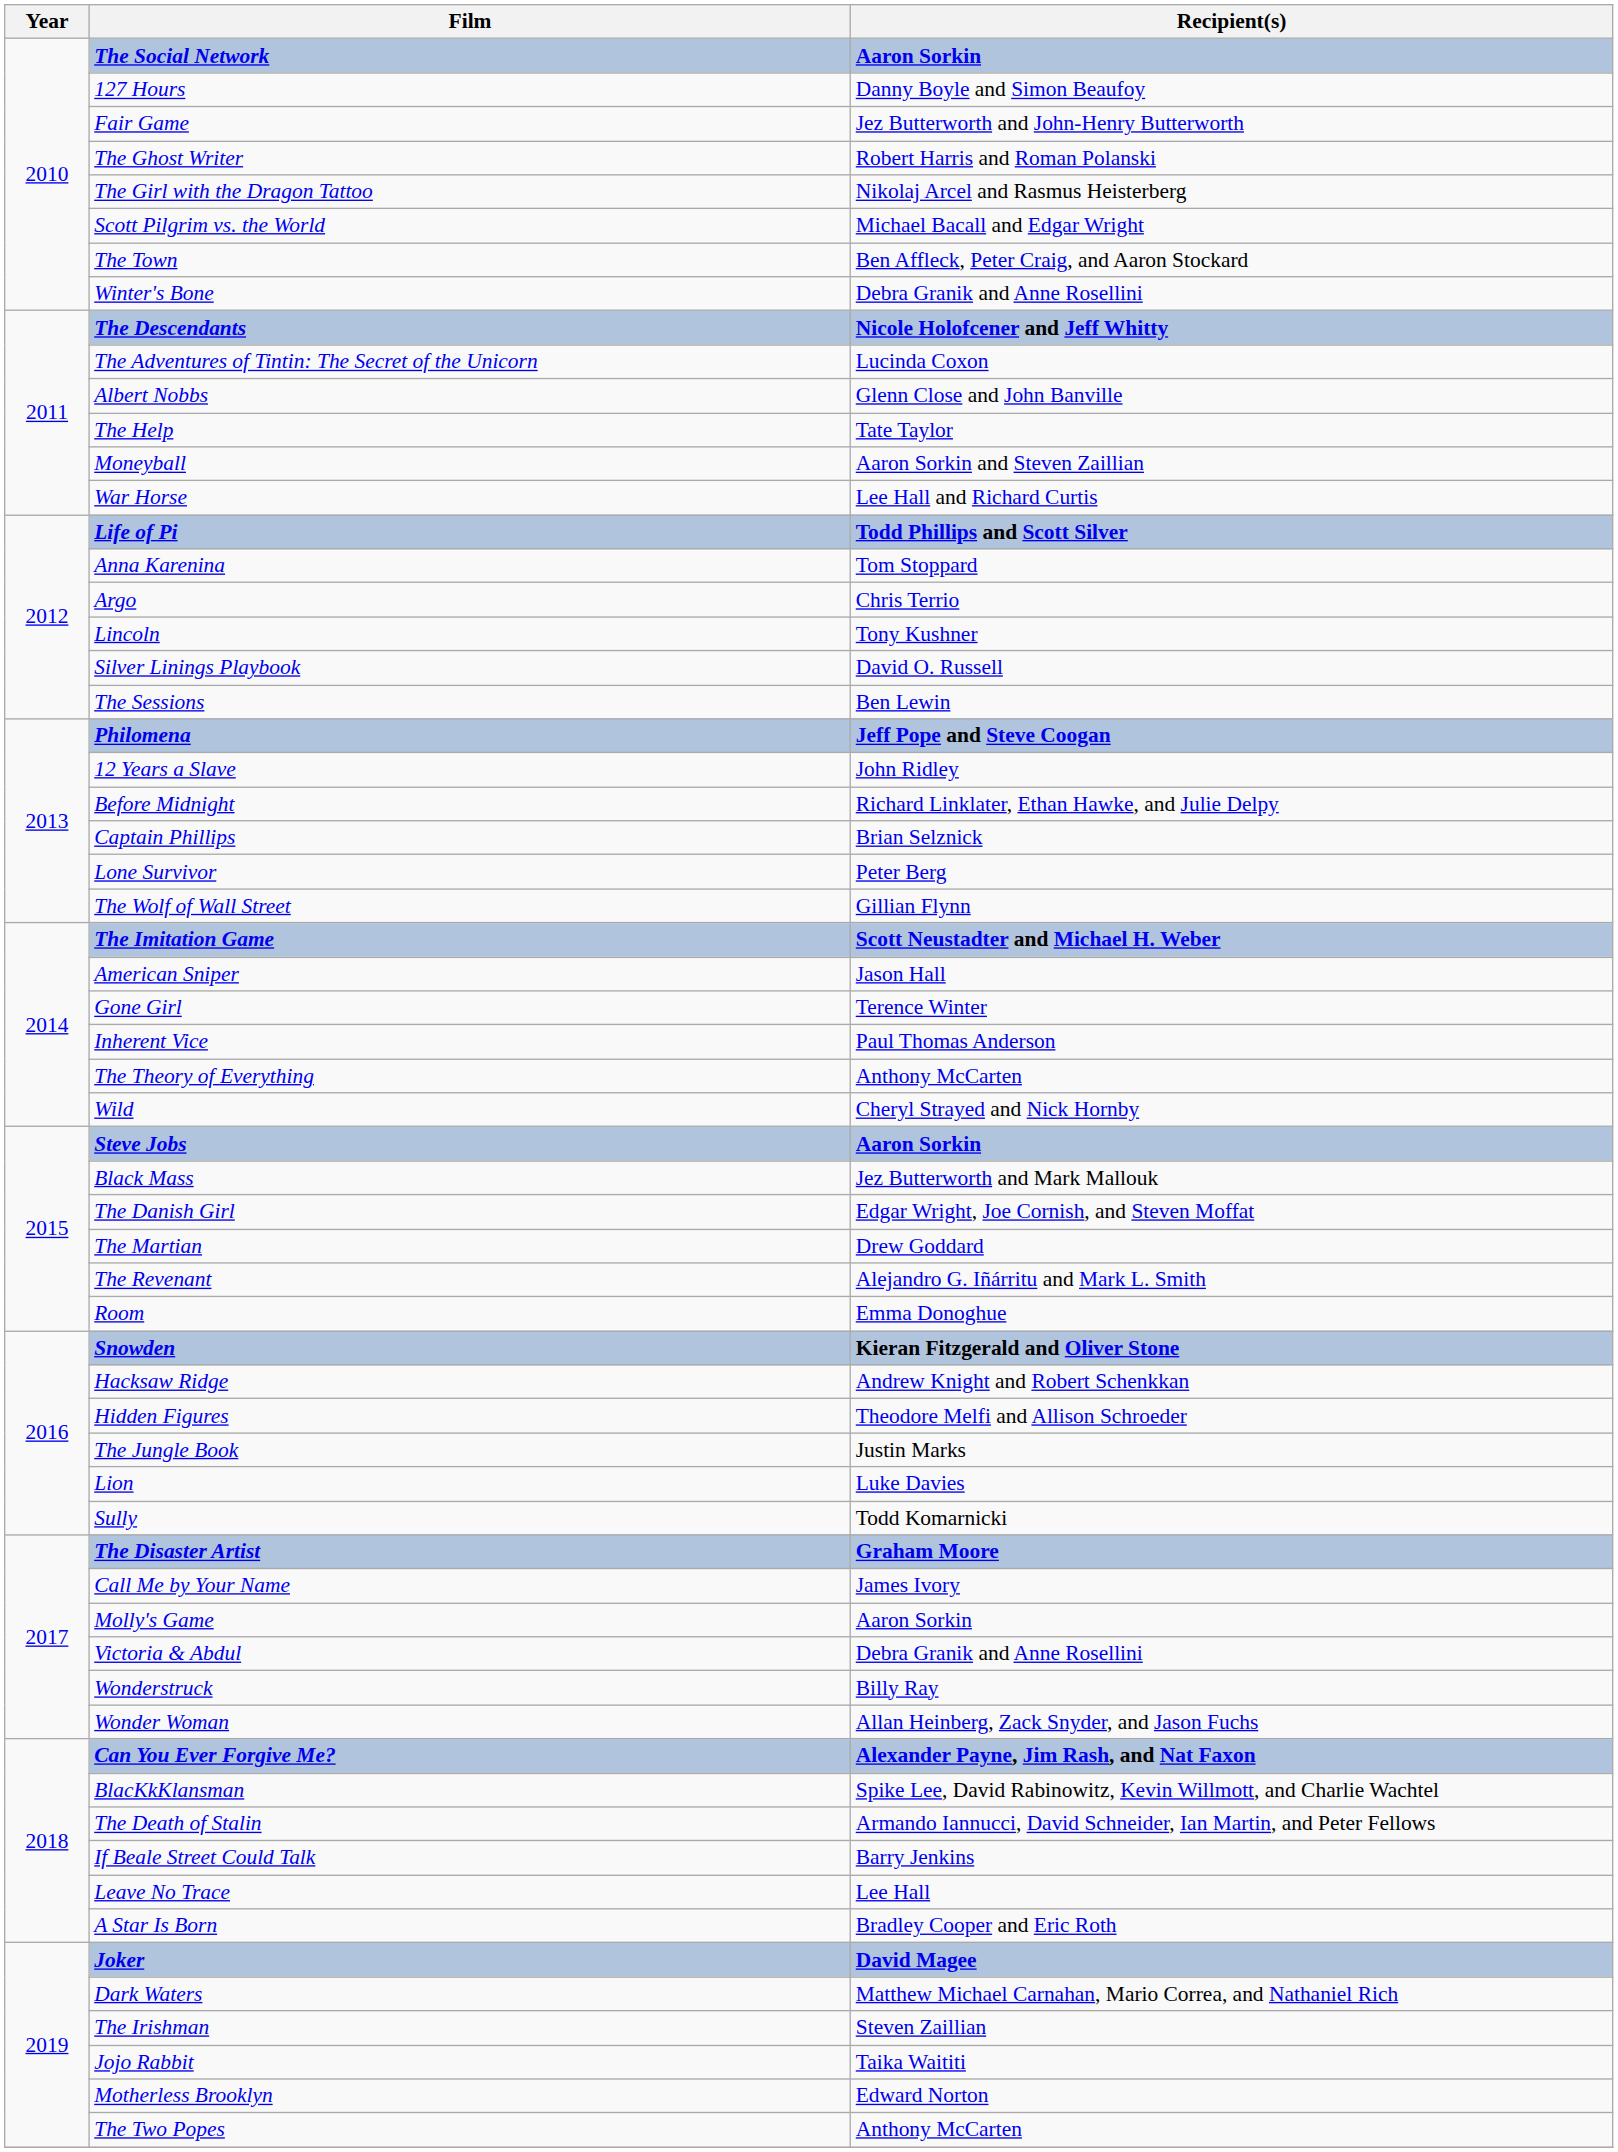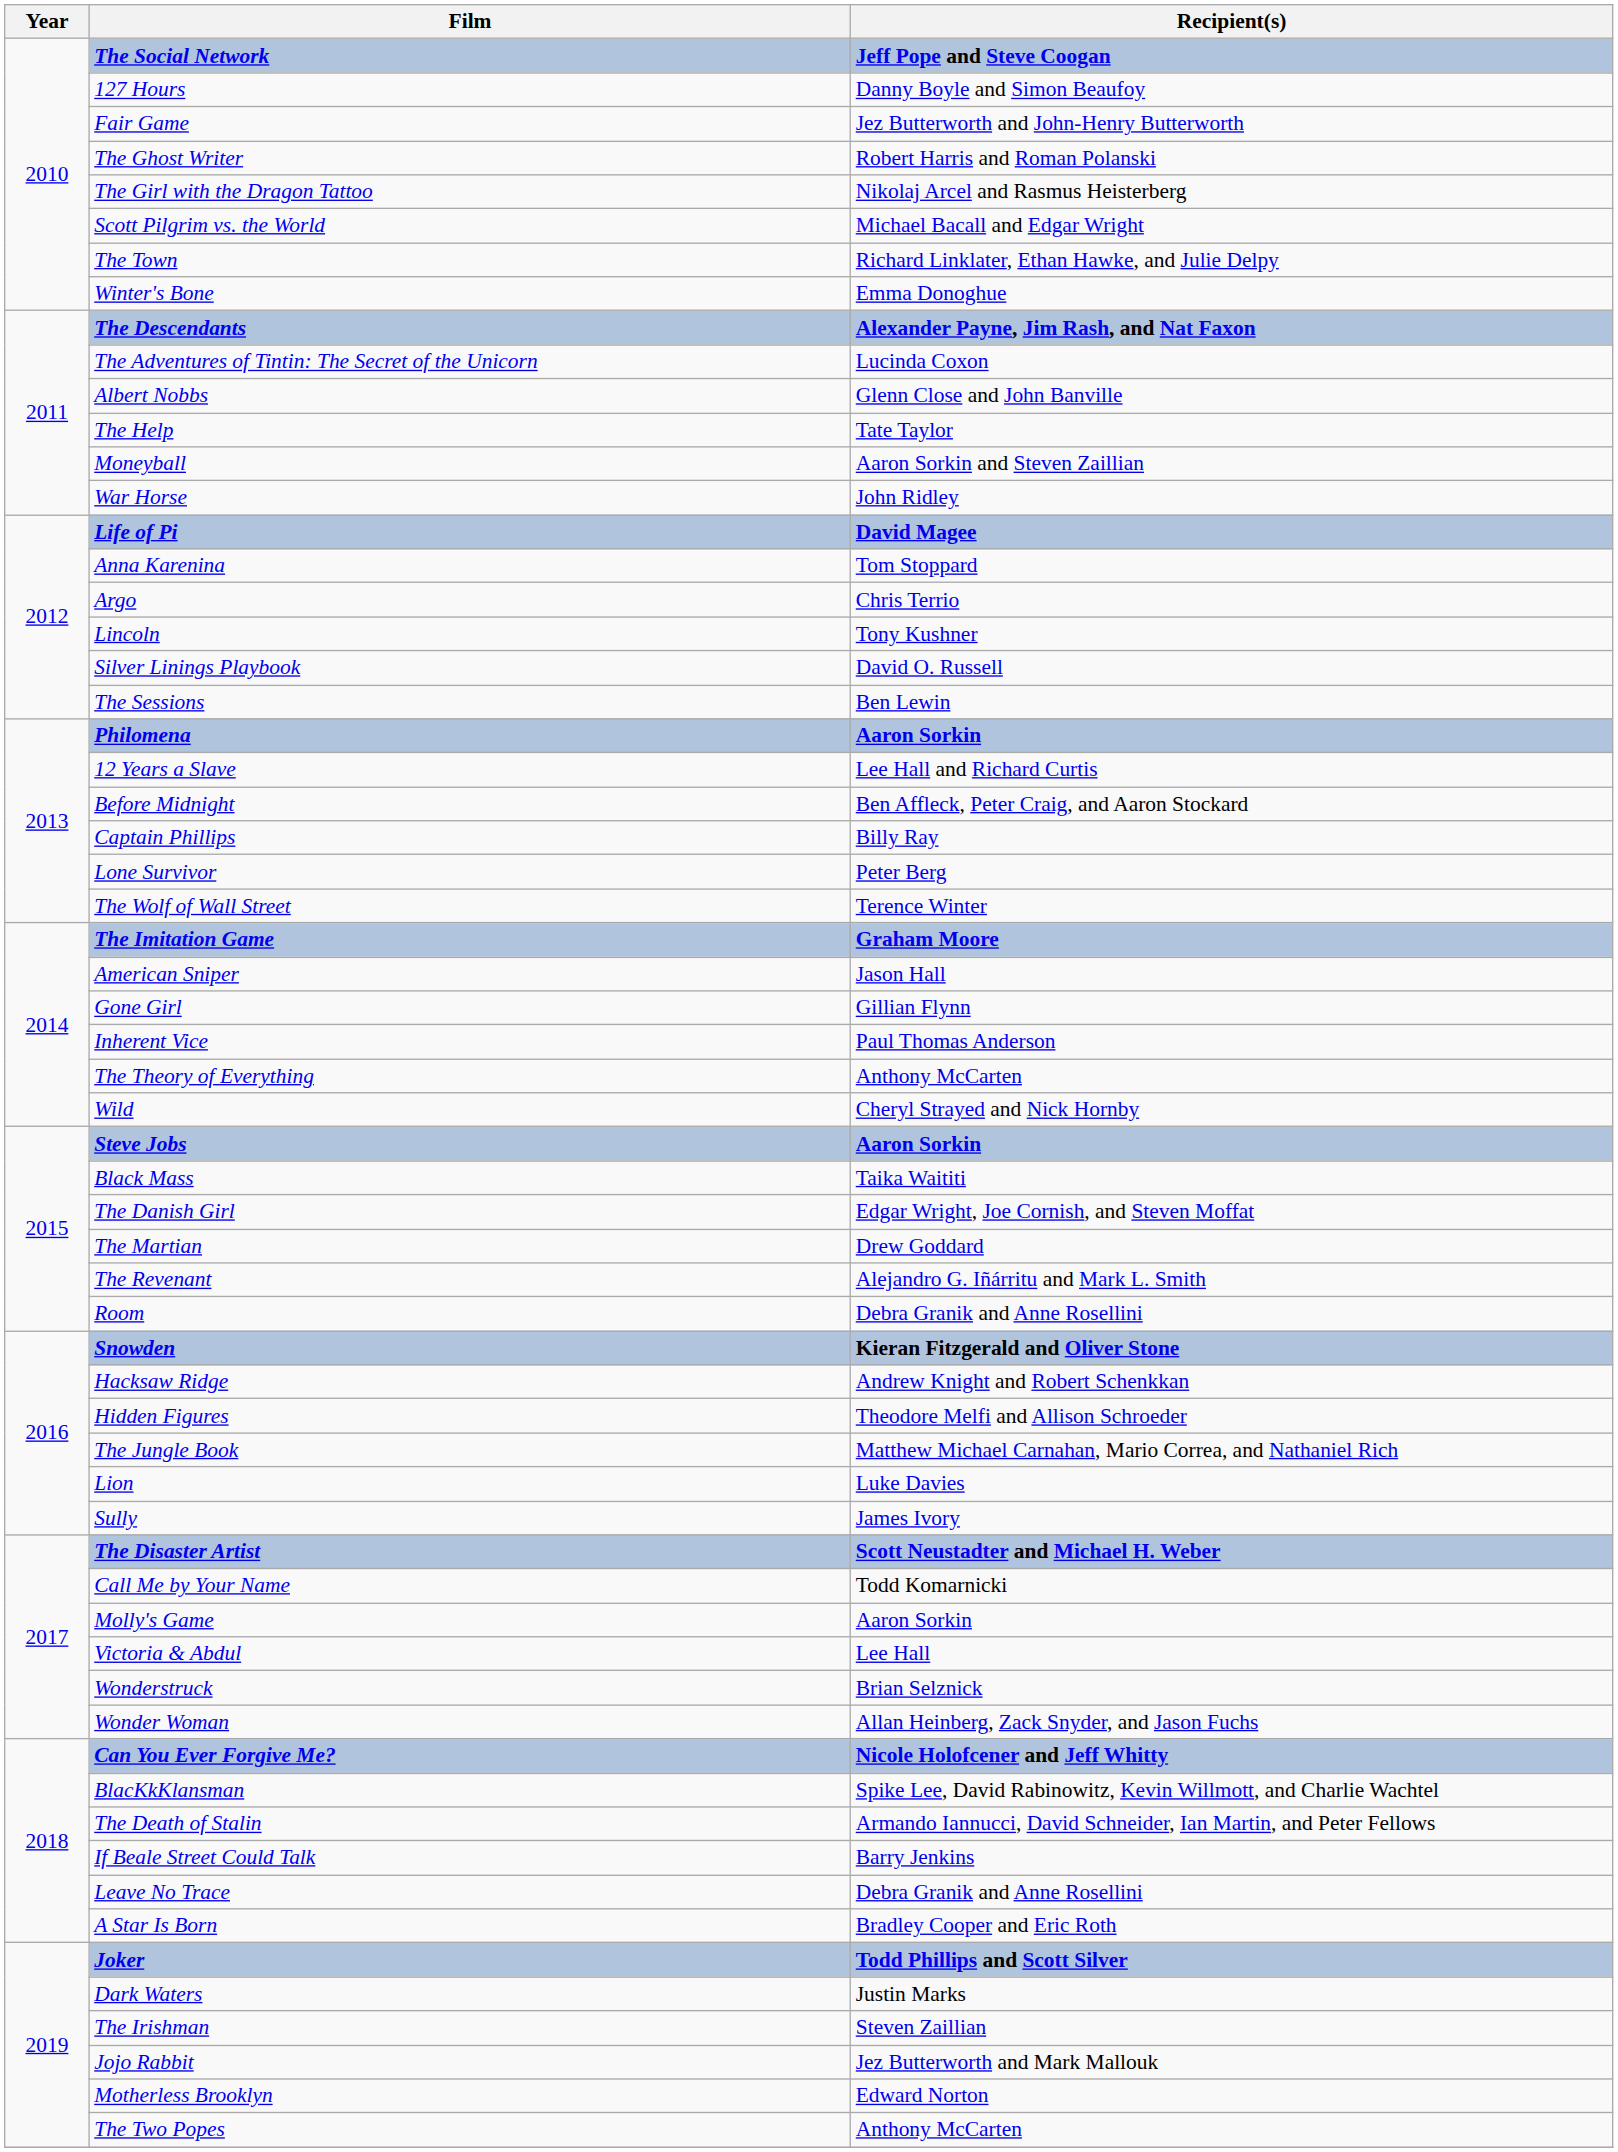(918, 55) Aaron Sorkin -> (983, 55) Jeff Pope and Steve Coogan
(1052, 259) Ben Affleck, Peter Craig, and Aaron Stockard -> (1067, 259) Richard Linklater, Ethan Hawke, and Julie Delpy
(999, 293) Debra Granik and Anne Rosellini -> (931, 293) Emma Donoghue
(1012, 327) Nicole Holofcener and Jeff Whitty -> (1056, 327) Alexander Payne, Jim Rash, and Nat Faxon
(977, 497) Lee Hall and Richard Curtis -> (907, 497) John Ridley
(992, 531) Todd Phillips and Scott Silver -> (916, 531) David Magee
(983, 735) Jeff Pope and Steve Coogan -> (918, 735) Aaron Sorkin
(907, 769) John Ridley -> (977, 769) Lee Hall and Richard Curtis
(1067, 803) Richard Linklater, Ethan Hawke, and Julie Delpy -> (1052, 803) Ben Affleck, Peter Craig, and Aaron Stockard
(919, 837) Brian Selznick -> (897, 837) Billy Ray
(913, 905) Gillian Flynn -> (921, 905) Terence Winter
(1038, 939) Scott Neustadter and Michael H. Weber -> (927, 939) Graham Moore
(921, 1007) Terence Winter -> (913, 1007) Gillian Flynn
(1007, 1177) Jez Butterworth and Mark Mallouk -> (911, 1177) Taika Waititi
(931, 1313) Emma Donoghue -> (999, 1313) Debra Granik and Anne Rosellini
(911, 1449) Justin Marks -> (1127, 1449) Matthew Michael Carnahan, Mario Correa, and Nathaniel Rich
(932, 1517) Todd Komarnicki -> (908, 1517) James Ivory
(927, 1551) Graham Moore -> (1038, 1551) Scott Neustadter and Michael H. Weber
(908, 1585) James Ivory -> (932, 1585) Todd Komarnicki
(999, 1653) Debra Granik and Anne Rosellini -> (893, 1653) Lee Hall
(897, 1687) Billy Ray -> (919, 1687) Brian Selznick
(1056, 1755) Alexander Payne, Jim Rash, and Nat Faxon -> (1012, 1755) Nicole Holofcener and Jeff Whitty
(893, 1891) Lee Hall -> (999, 1891) Debra Granik and Anne Rosellini
(916, 1959) David Magee -> (992, 1959) Todd Phillips and Scott Silver
(1127, 1993) Matthew Michael Carnahan, Mario Correa, and Nathaniel Rich -> (911, 1993) Justin Marks
(911, 2061) Taika Waititi -> (1007, 2061) Jez Butterworth and Mark Mallouk
